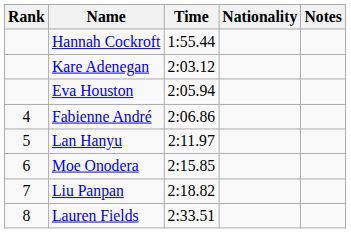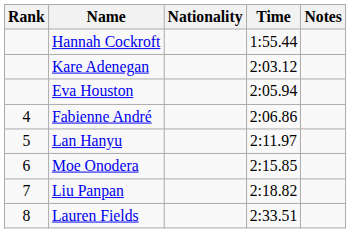columns swapped: (260, 16) <-> (191, 16)
